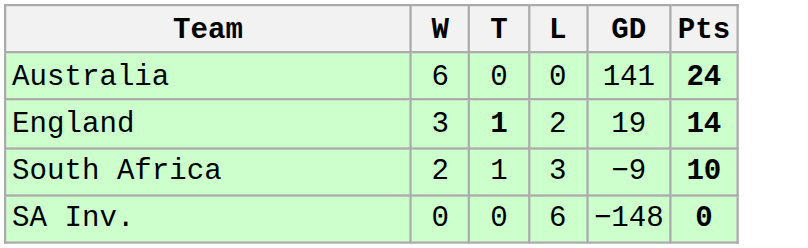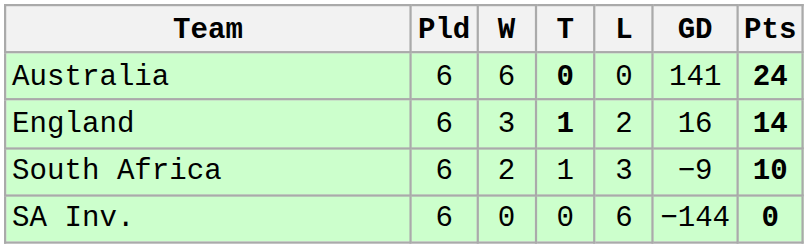+ column: (444, 29)
(499, 76) normal -> (565, 76) bold
(629, 124) 19 -> (695, 124) 16
(629, 219) −148 -> (695, 219) −144
